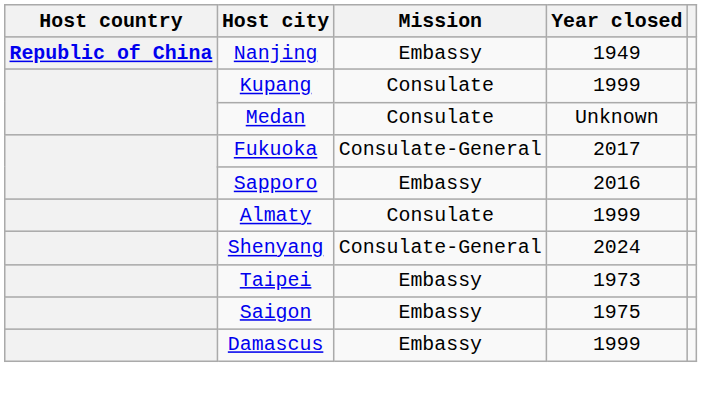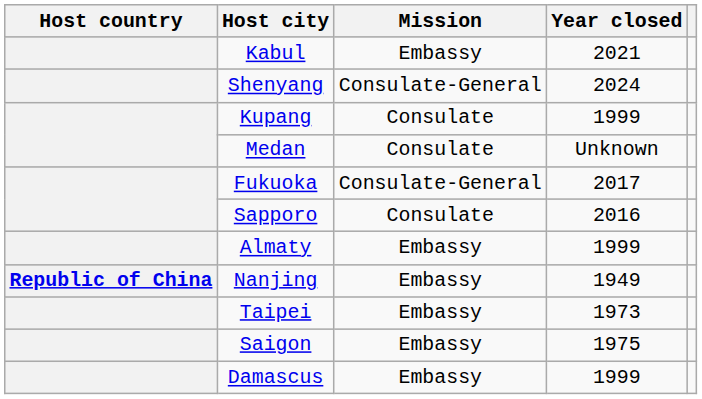+ row: (276, 53)
rows swapped: (276, 248) <-> (276, 53)
(440, 183) Embassy -> (440, 215) Consulate
(440, 215) Consulate -> (440, 248) Embassy
